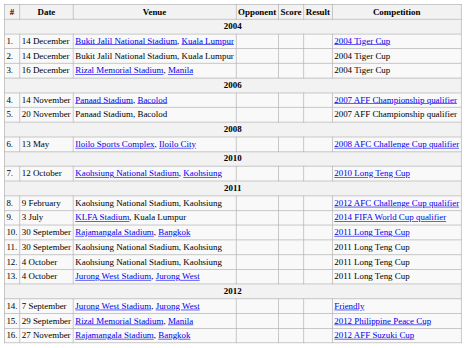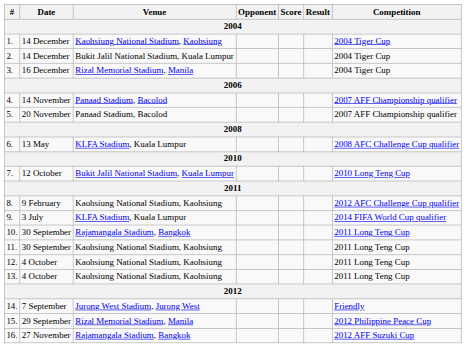(155, 41) Bukit Jalil National Stadium, Kuala Lumpur -> (149, 41) Kaohsiung National Stadium, Kaohsiung
(136, 144) Iloilo Sports Complex, Iloilo City -> (131, 144) KLFA Stadium, Kuala Lumpur
(149, 174) Kaohsiung National Stadium, Kaohsiung -> (155, 174) Bukit Jalil National Stadium, Kuala Lumpur
(137, 277) Jurong West Stadium, Jurong West -> (149, 277) Kaohsiung National Stadium, Kaohsiung
